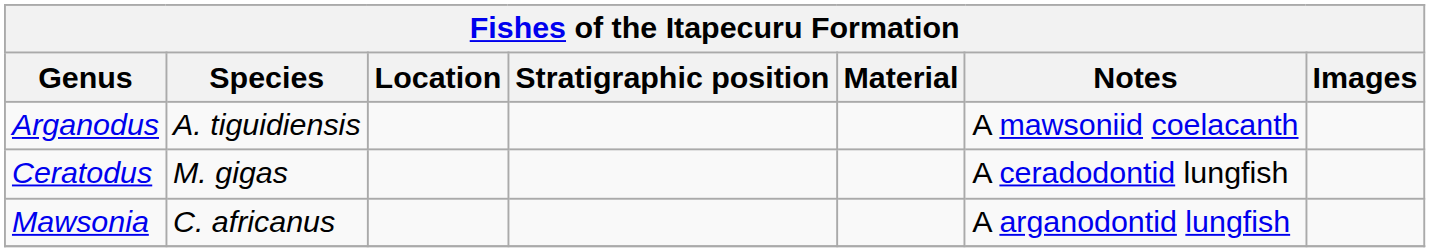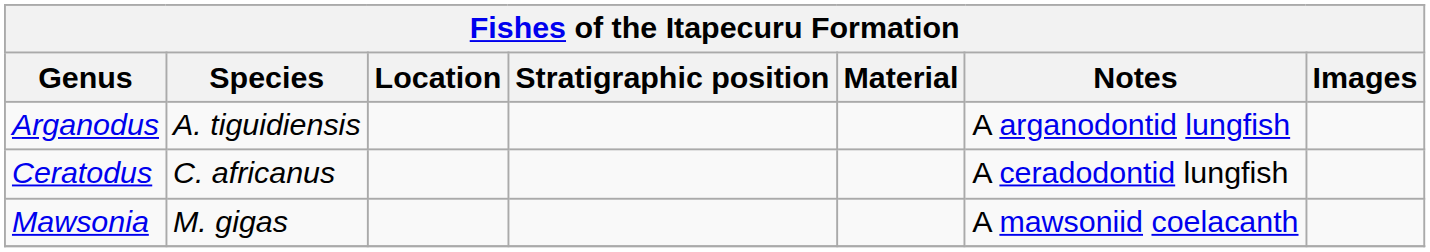(1135, 125) A mawsoniid coelacanth -> (1131, 125) A arganodontid lungfish
(230, 173) M. gigas -> (254, 173) C. africanus
(254, 221) C. africanus -> (230, 221) M. gigas
(1131, 221) A arganodontid lungfish -> (1135, 221) A mawsoniid coelacanth
